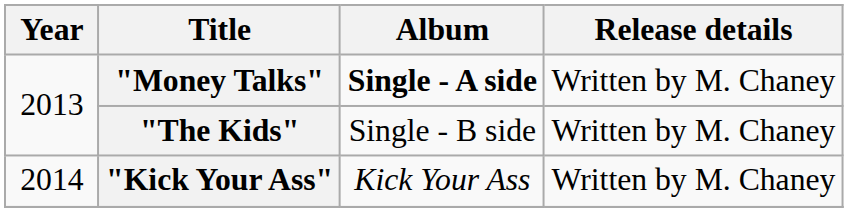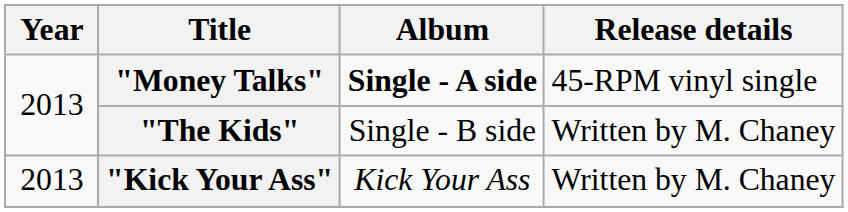(694, 79) Written by M. Chaney -> (685, 79) 45-RPM vinyl single
(52, 180) 2014 -> (52, 180) 2013
